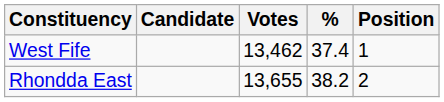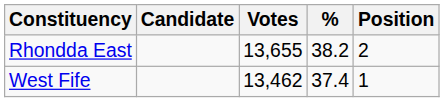rows swapped: (70, 81) <-> (50, 50)
